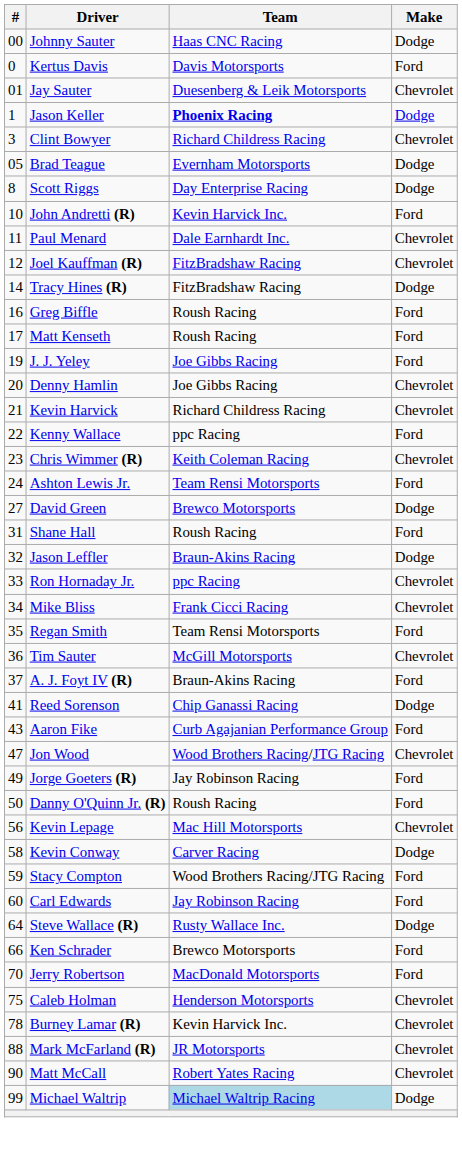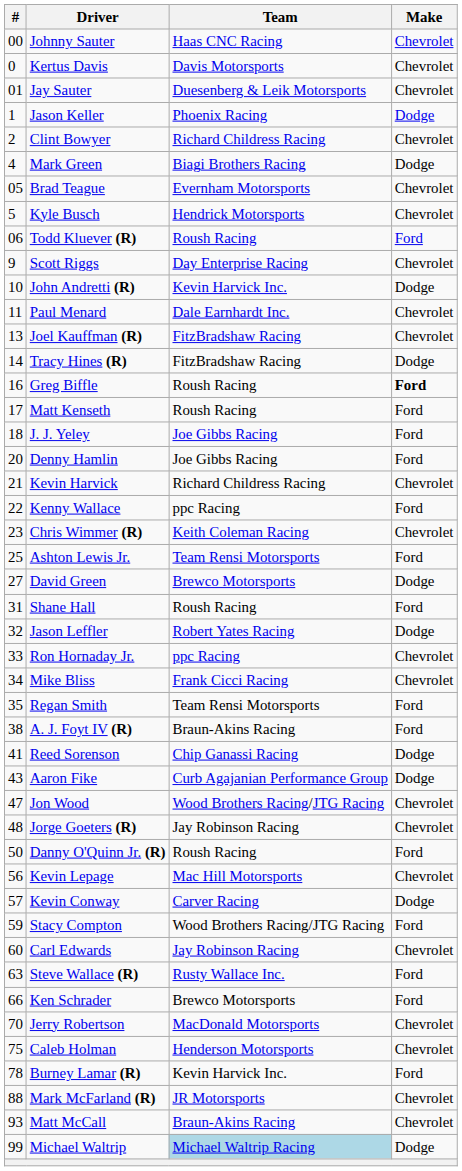(415, 41) Dodge -> (424, 41) Chevrolet
(409, 66) Ford -> (424, 66) Chevrolet
(222, 115) bold -> (220, 115) normal
(12, 139) 3 -> (12, 139) 2
+ row: (66, 164)
(415, 164) Dodge -> (424, 188) Chevrolet
+ row: (65, 213)
+ row: (83, 238)
(12, 188) 8 -> (12, 262) 9
(415, 188) Dodge -> (424, 262) Chevrolet
(409, 213) Ford -> (415, 287) Dodge
(15, 262) 12 -> (15, 336) 13
(409, 311) normal -> (410, 385) bold
(15, 360) 19 -> (15, 434) 18
(424, 385) Chevrolet -> (409, 459) Ford
(15, 483) 24 -> (15, 557) 25
(234, 557) Braun-Akins Racing -> (233, 630) Robert Yates Racing
- row: (63, 655)
(15, 680) 37 -> (15, 729) 38
(409, 729) Ford -> (415, 778) Dodge
(15, 778) 49 -> (15, 827) 48
(409, 778) Ford -> (424, 827) Chevrolet
(15, 852) 58 -> (15, 901) 57
(409, 901) Ford -> (424, 950) Chevrolet
(15, 925) 64 -> (15, 974) 63
(415, 925) Dodge -> (409, 974) Ford
(409, 974) Ford -> (424, 1023) Chevrolet
(424, 1023) Chevrolet -> (409, 1073) Ford
(15, 1073) 90 -> (15, 1122) 93
(233, 1073) Robert Yates Racing -> (234, 1122) Braun-Akins Racing
